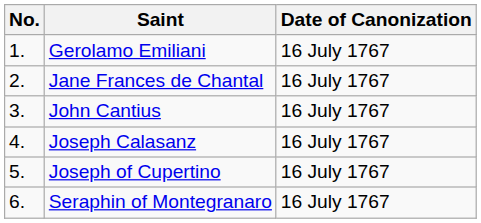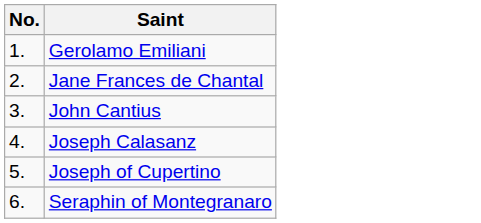- column: (376, 19)
